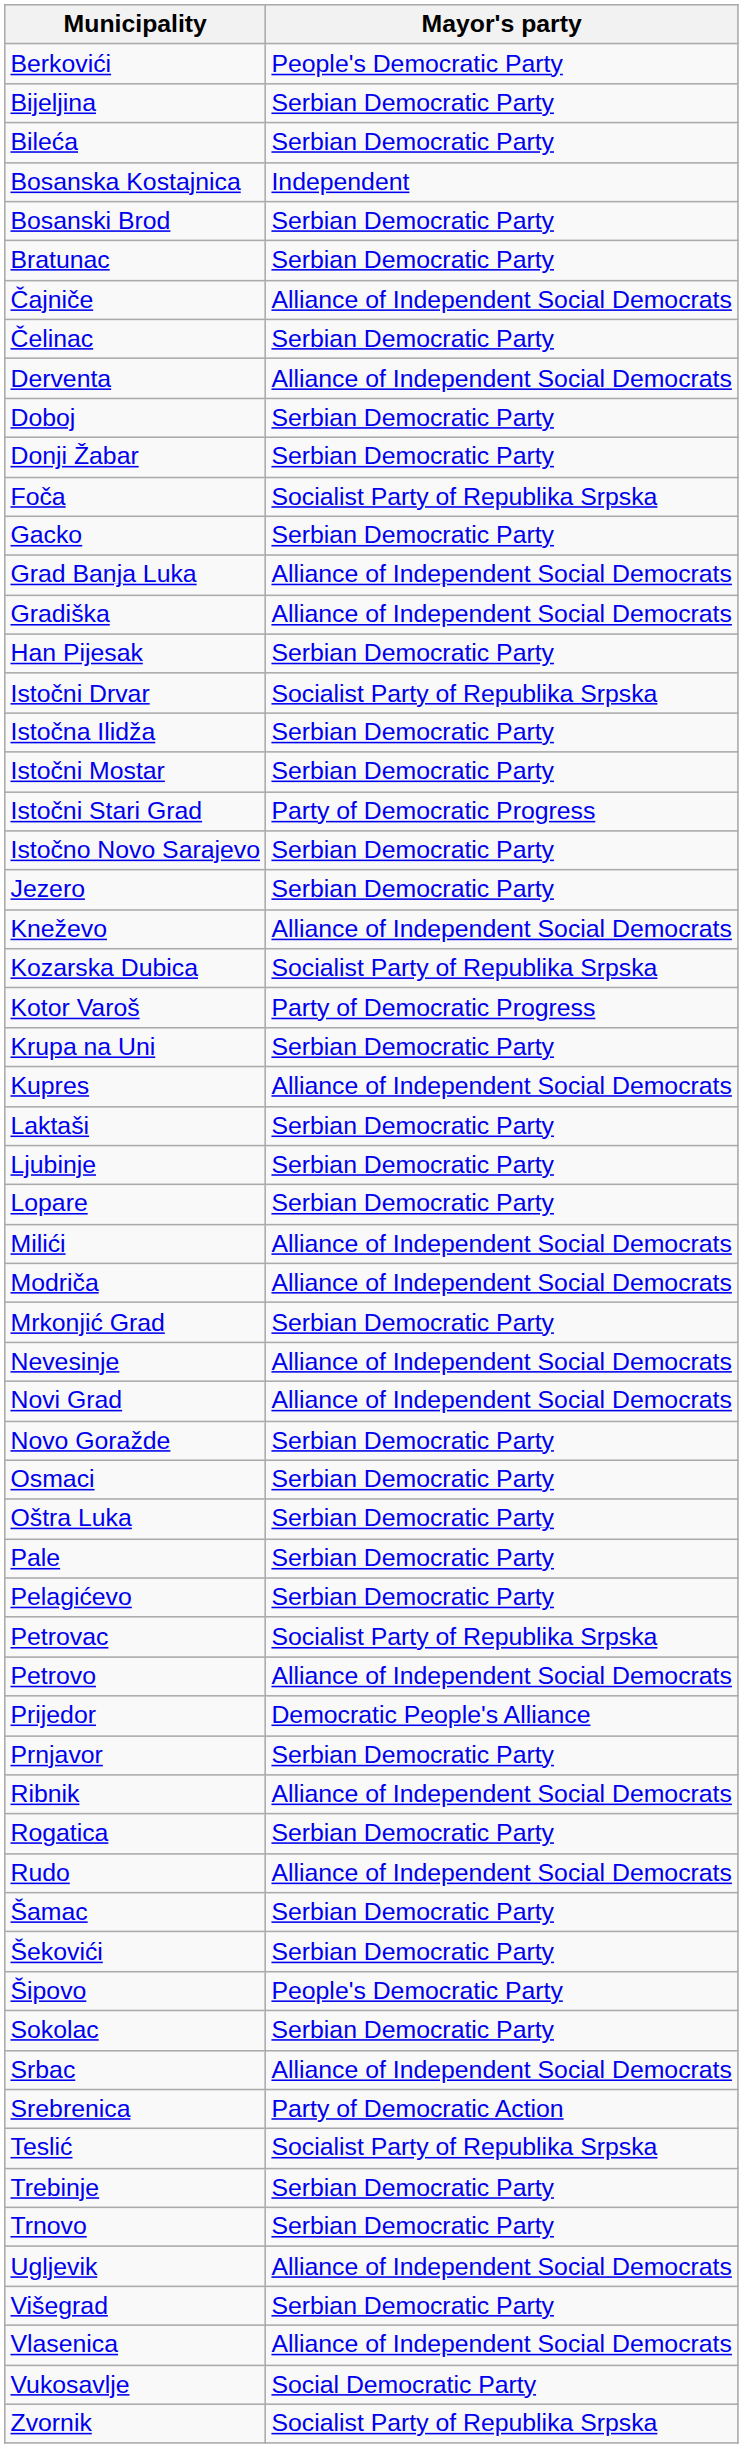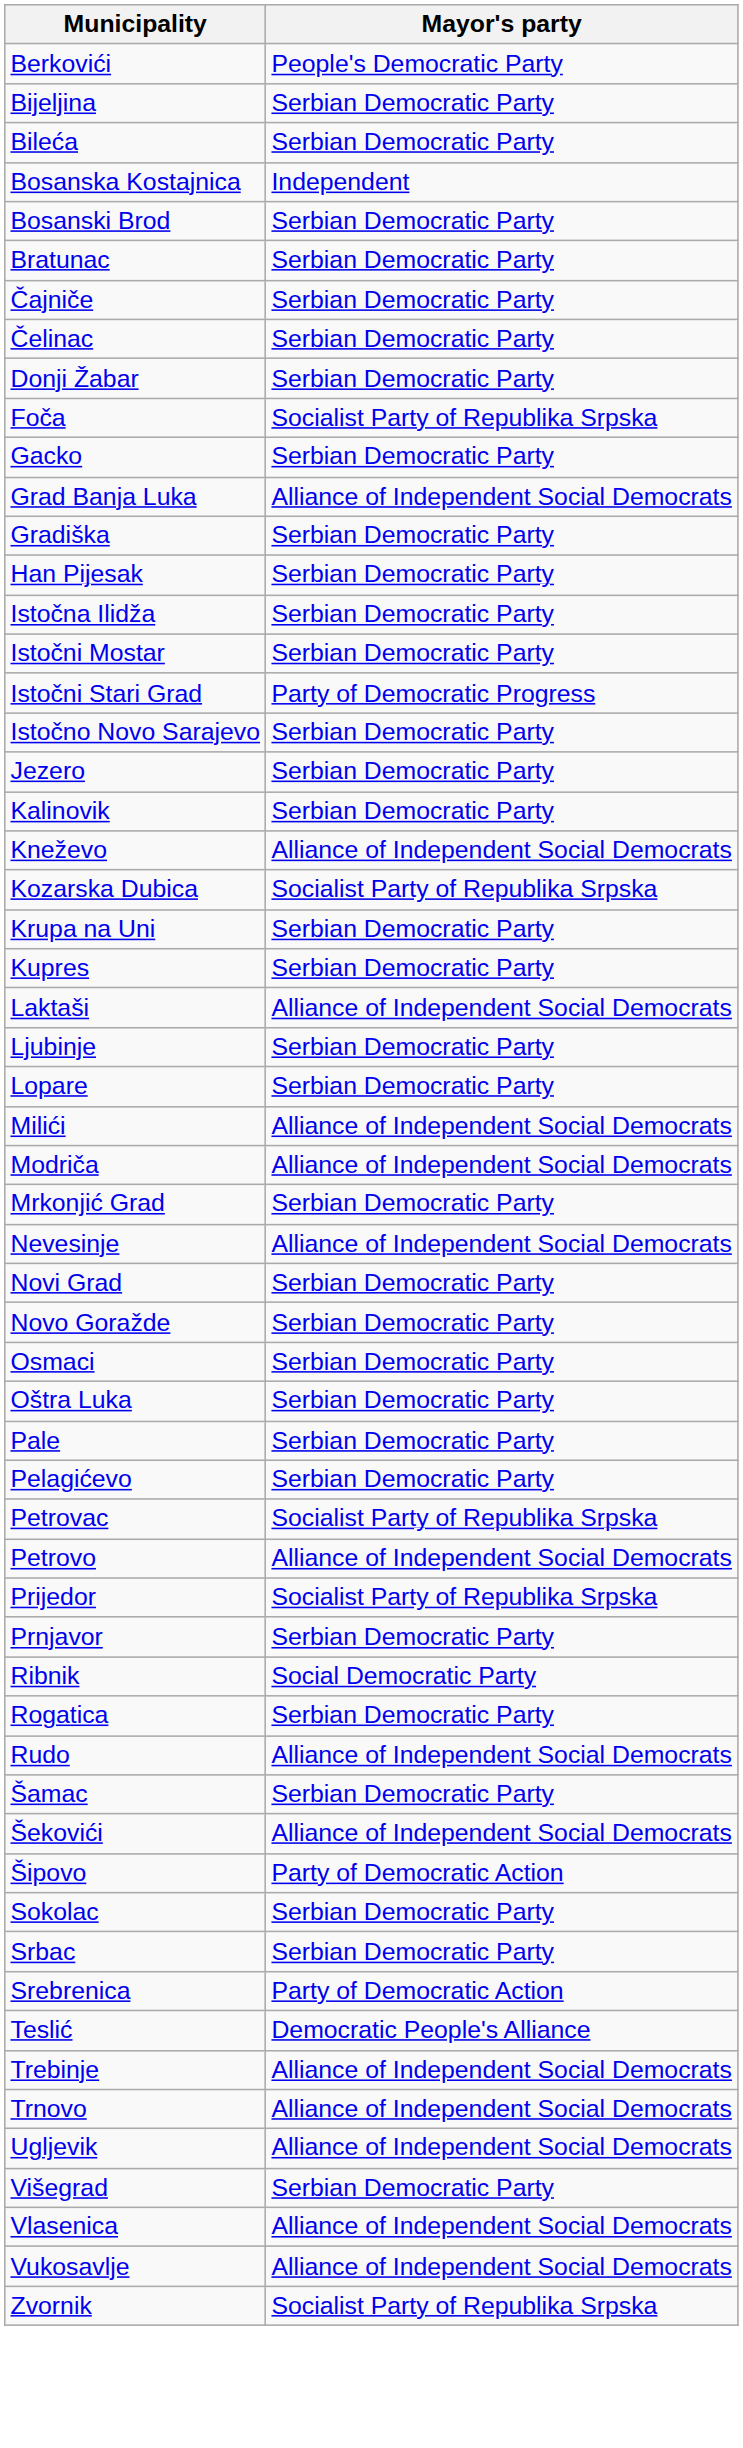(502, 299) Alliance of Independent Social Democrats -> (413, 299) Serbian Democratic Party
- row: (61, 378)
- row: (43, 417)
(502, 614) Alliance of Independent Social Democrats -> (413, 535) Serbian Democratic Party
- row: (80, 692)
+ row: (60, 810)
- row: (75, 1007)
(502, 1086) Alliance of Independent Social Democrats -> (413, 968) Serbian Democratic Party
(413, 1125) Serbian Democratic Party -> (502, 1007) Alliance of Independent Social Democrats
(502, 1400) Alliance of Independent Social Democrats -> (413, 1282) Serbian Democratic Party
(431, 1715) Democratic People's Alliance -> (464, 1597) Socialist Party of Republika Srpska
(502, 1794) Alliance of Independent Social Democrats -> (404, 1676) Social Democratic Party
(413, 1951) Serbian Democratic Party -> (502, 1833) Alliance of Independent Social Democrats
(417, 1990) People's Democratic Party -> (418, 1872) Party of Democratic Action
(502, 2069) Alliance of Independent Social Democrats -> (413, 1951) Serbian Democratic Party
(464, 2148) Socialist Party of Republika Srpska -> (431, 2030) Democratic People's Alliance
(413, 2187) Serbian Democratic Party -> (502, 2069) Alliance of Independent Social Democrats
(413, 2226) Serbian Democratic Party -> (502, 2108) Alliance of Independent Social Democrats
(404, 2384) Social Democratic Party -> (502, 2266) Alliance of Independent Social Democrats
